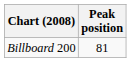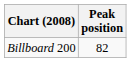(102, 47) 81 -> (102, 47) 82
